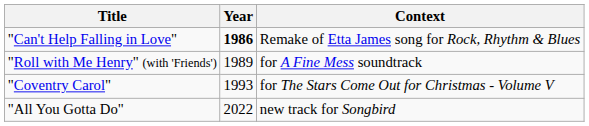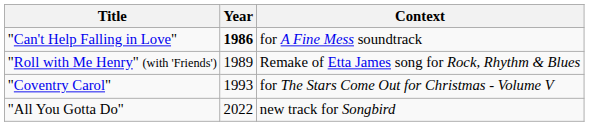(420, 39) Remake of Etta James song for Rock, Rhythm & Blues -> (341, 39) for A Fine Mess soundtrack
(341, 62) for A Fine Mess soundtrack -> (420, 62) Remake of Etta James song for Rock, Rhythm & Blues
